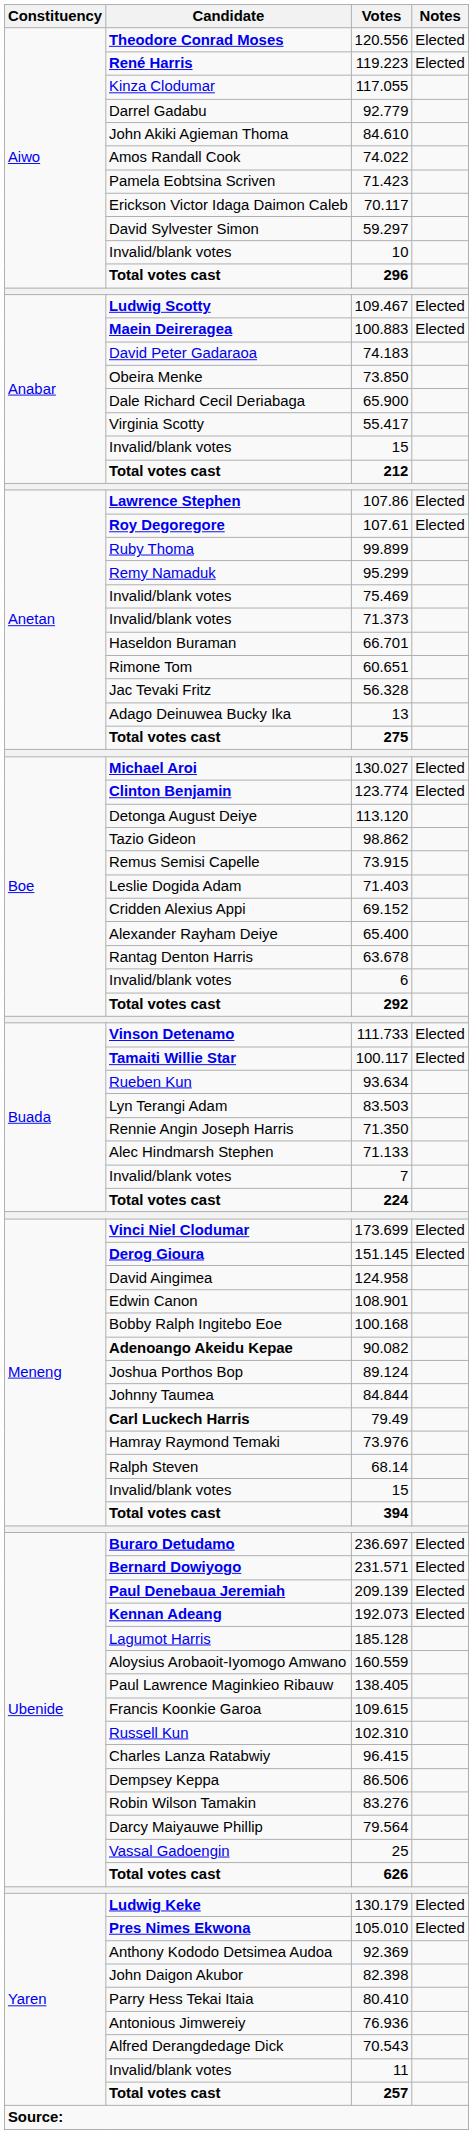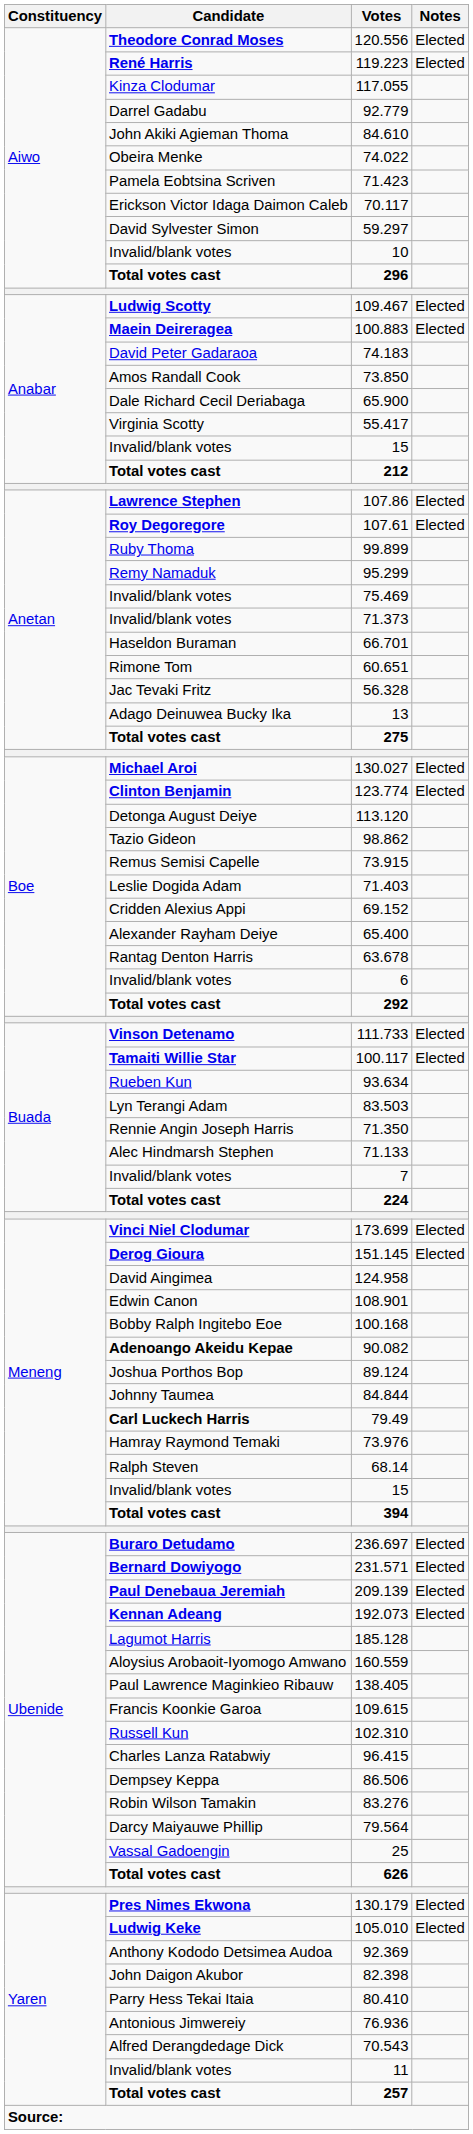(175, 157) Amos Randall Cook -> (156, 157) Obeira Menke
(156, 377) Obeira Menke -> (175, 377) Amos Randall Cook
(155, 1905) Ludwig Keke -> (180, 1905) Pres Nimes Ekwona
(180, 1928) Pres Nimes Ekwona -> (155, 1928) Ludwig Keke
